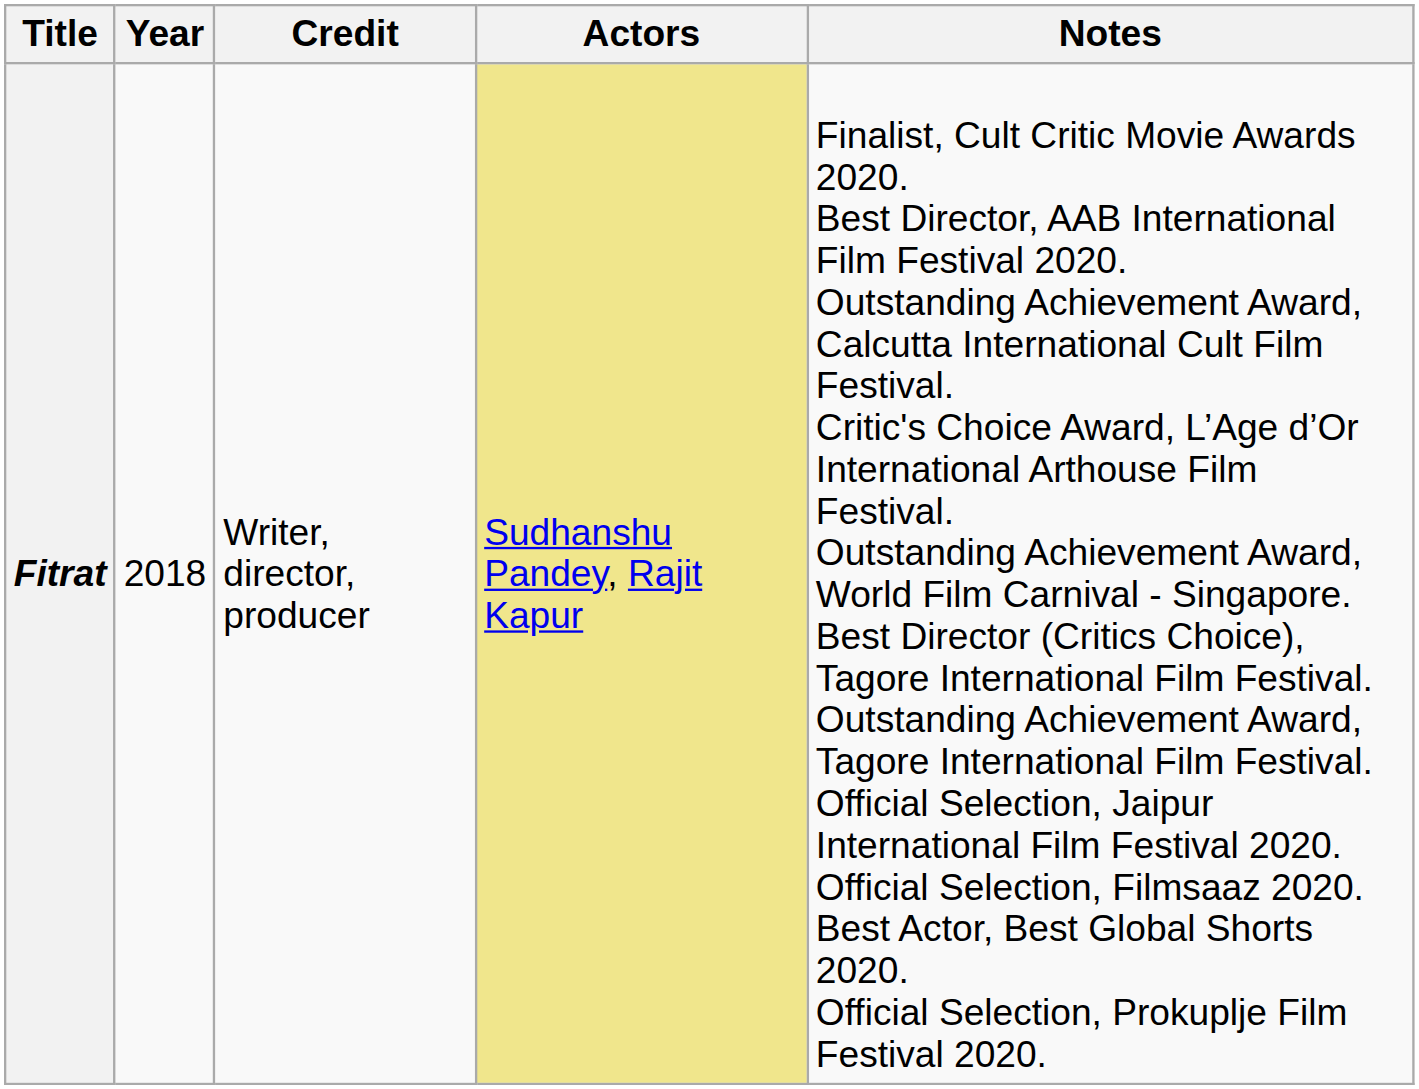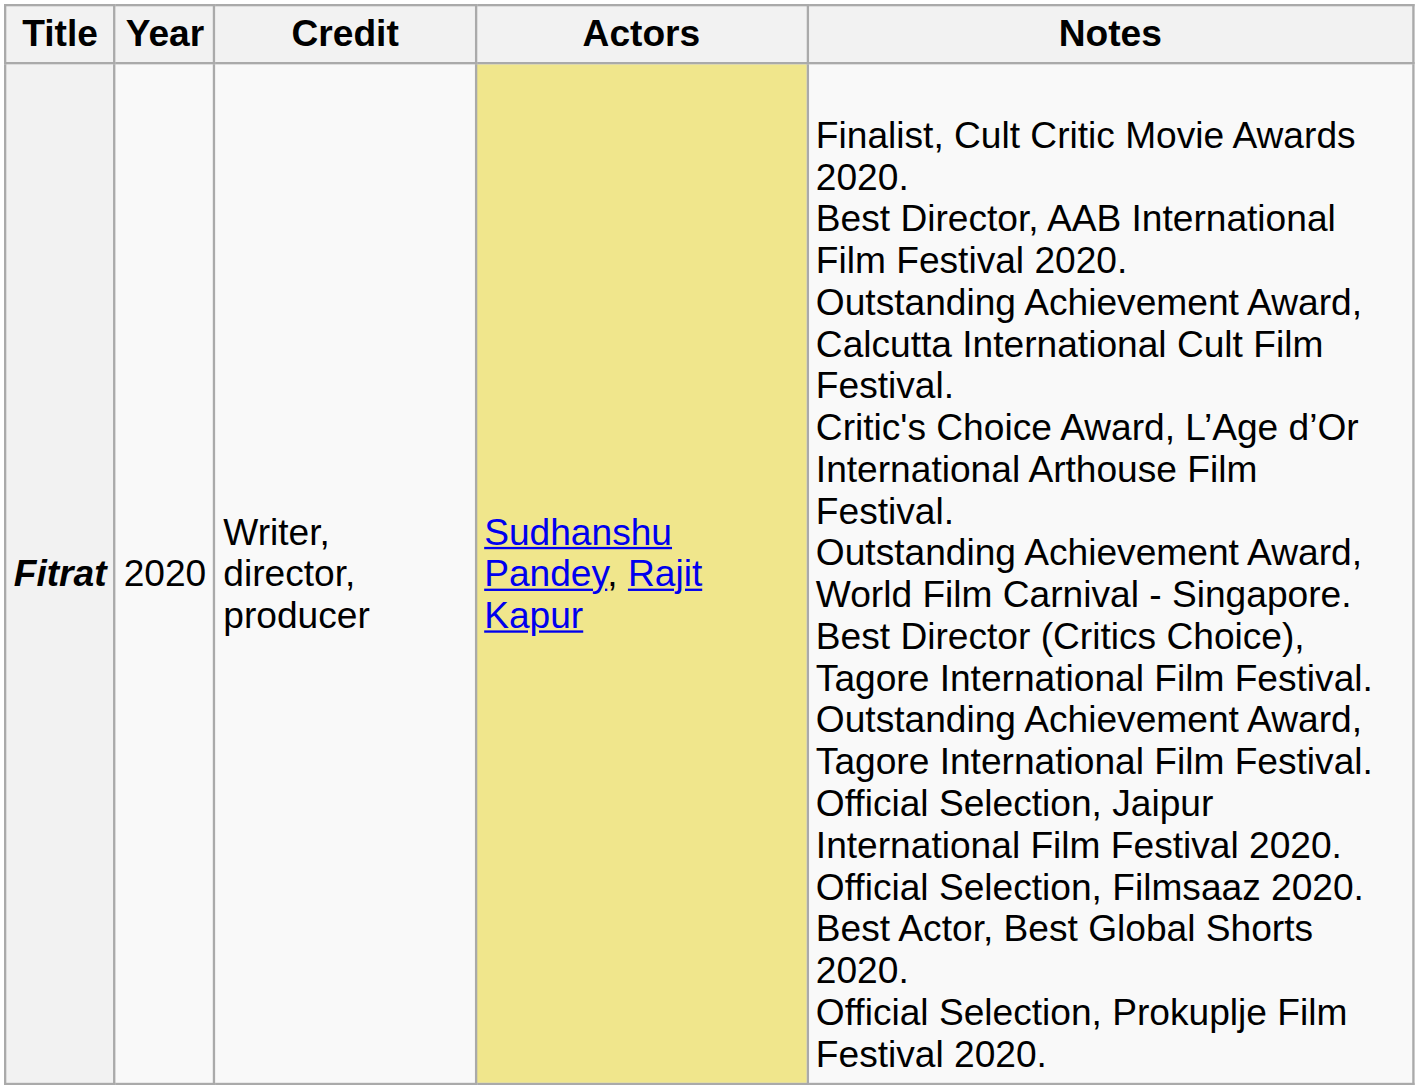(165, 573) 2018 -> (165, 573) 2020
